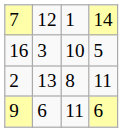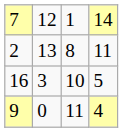rows swapped: (14, 80) <-> (19, 50)
(42, 111) 6 -> (42, 111) 0
(98, 111) 6 -> (98, 111) 4
